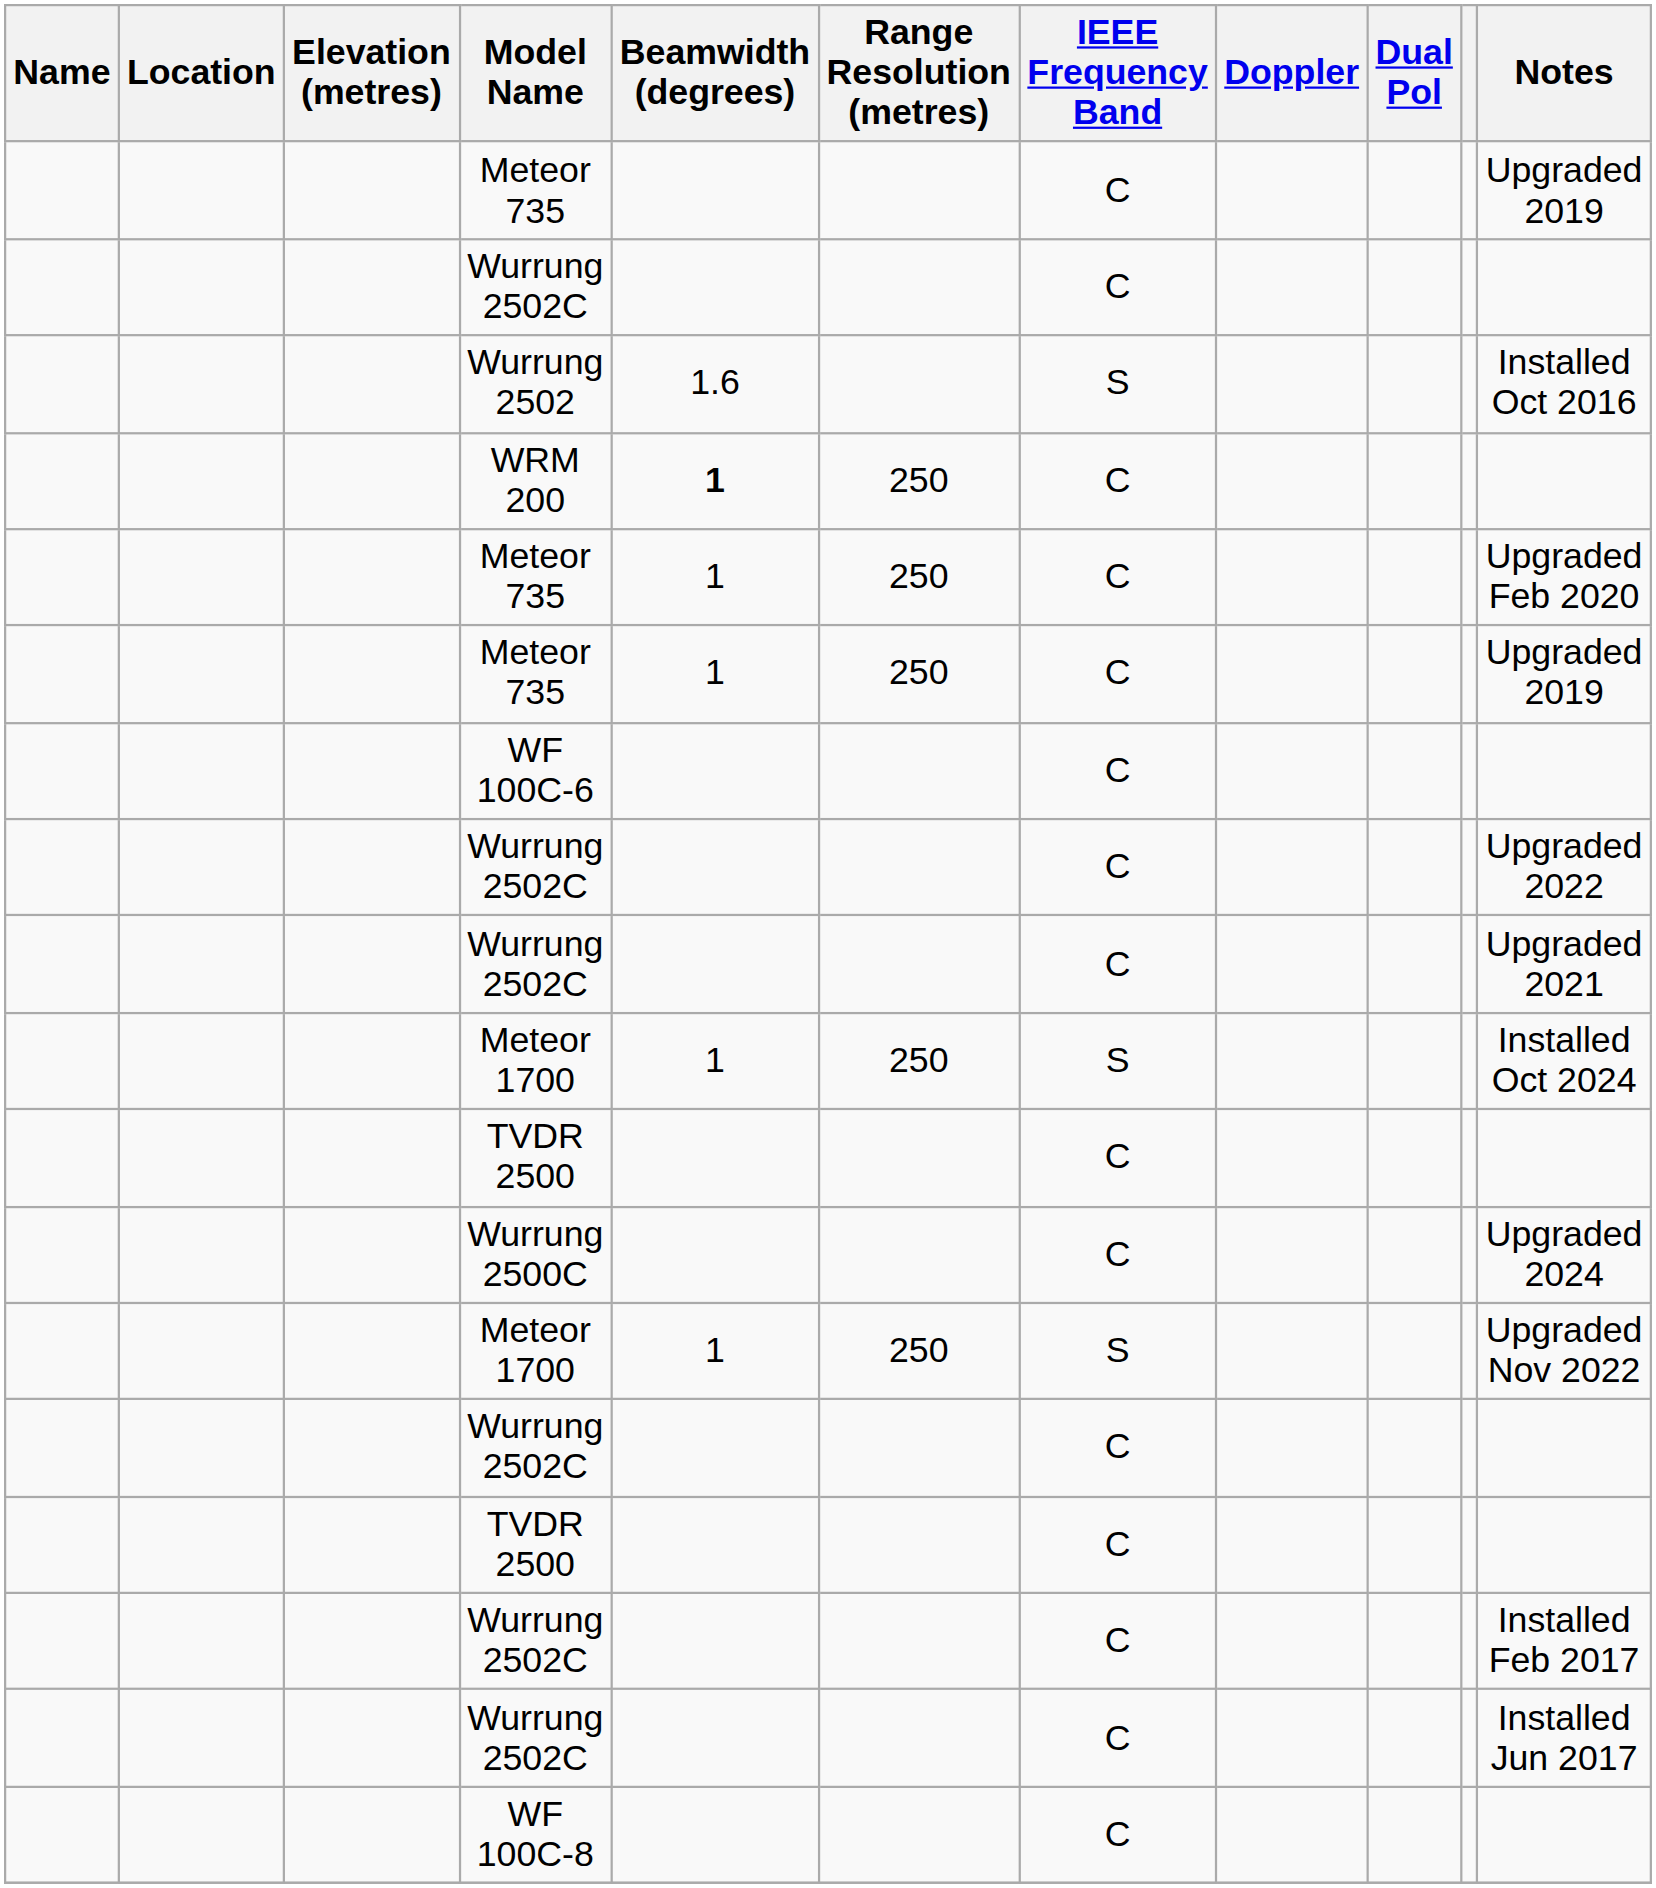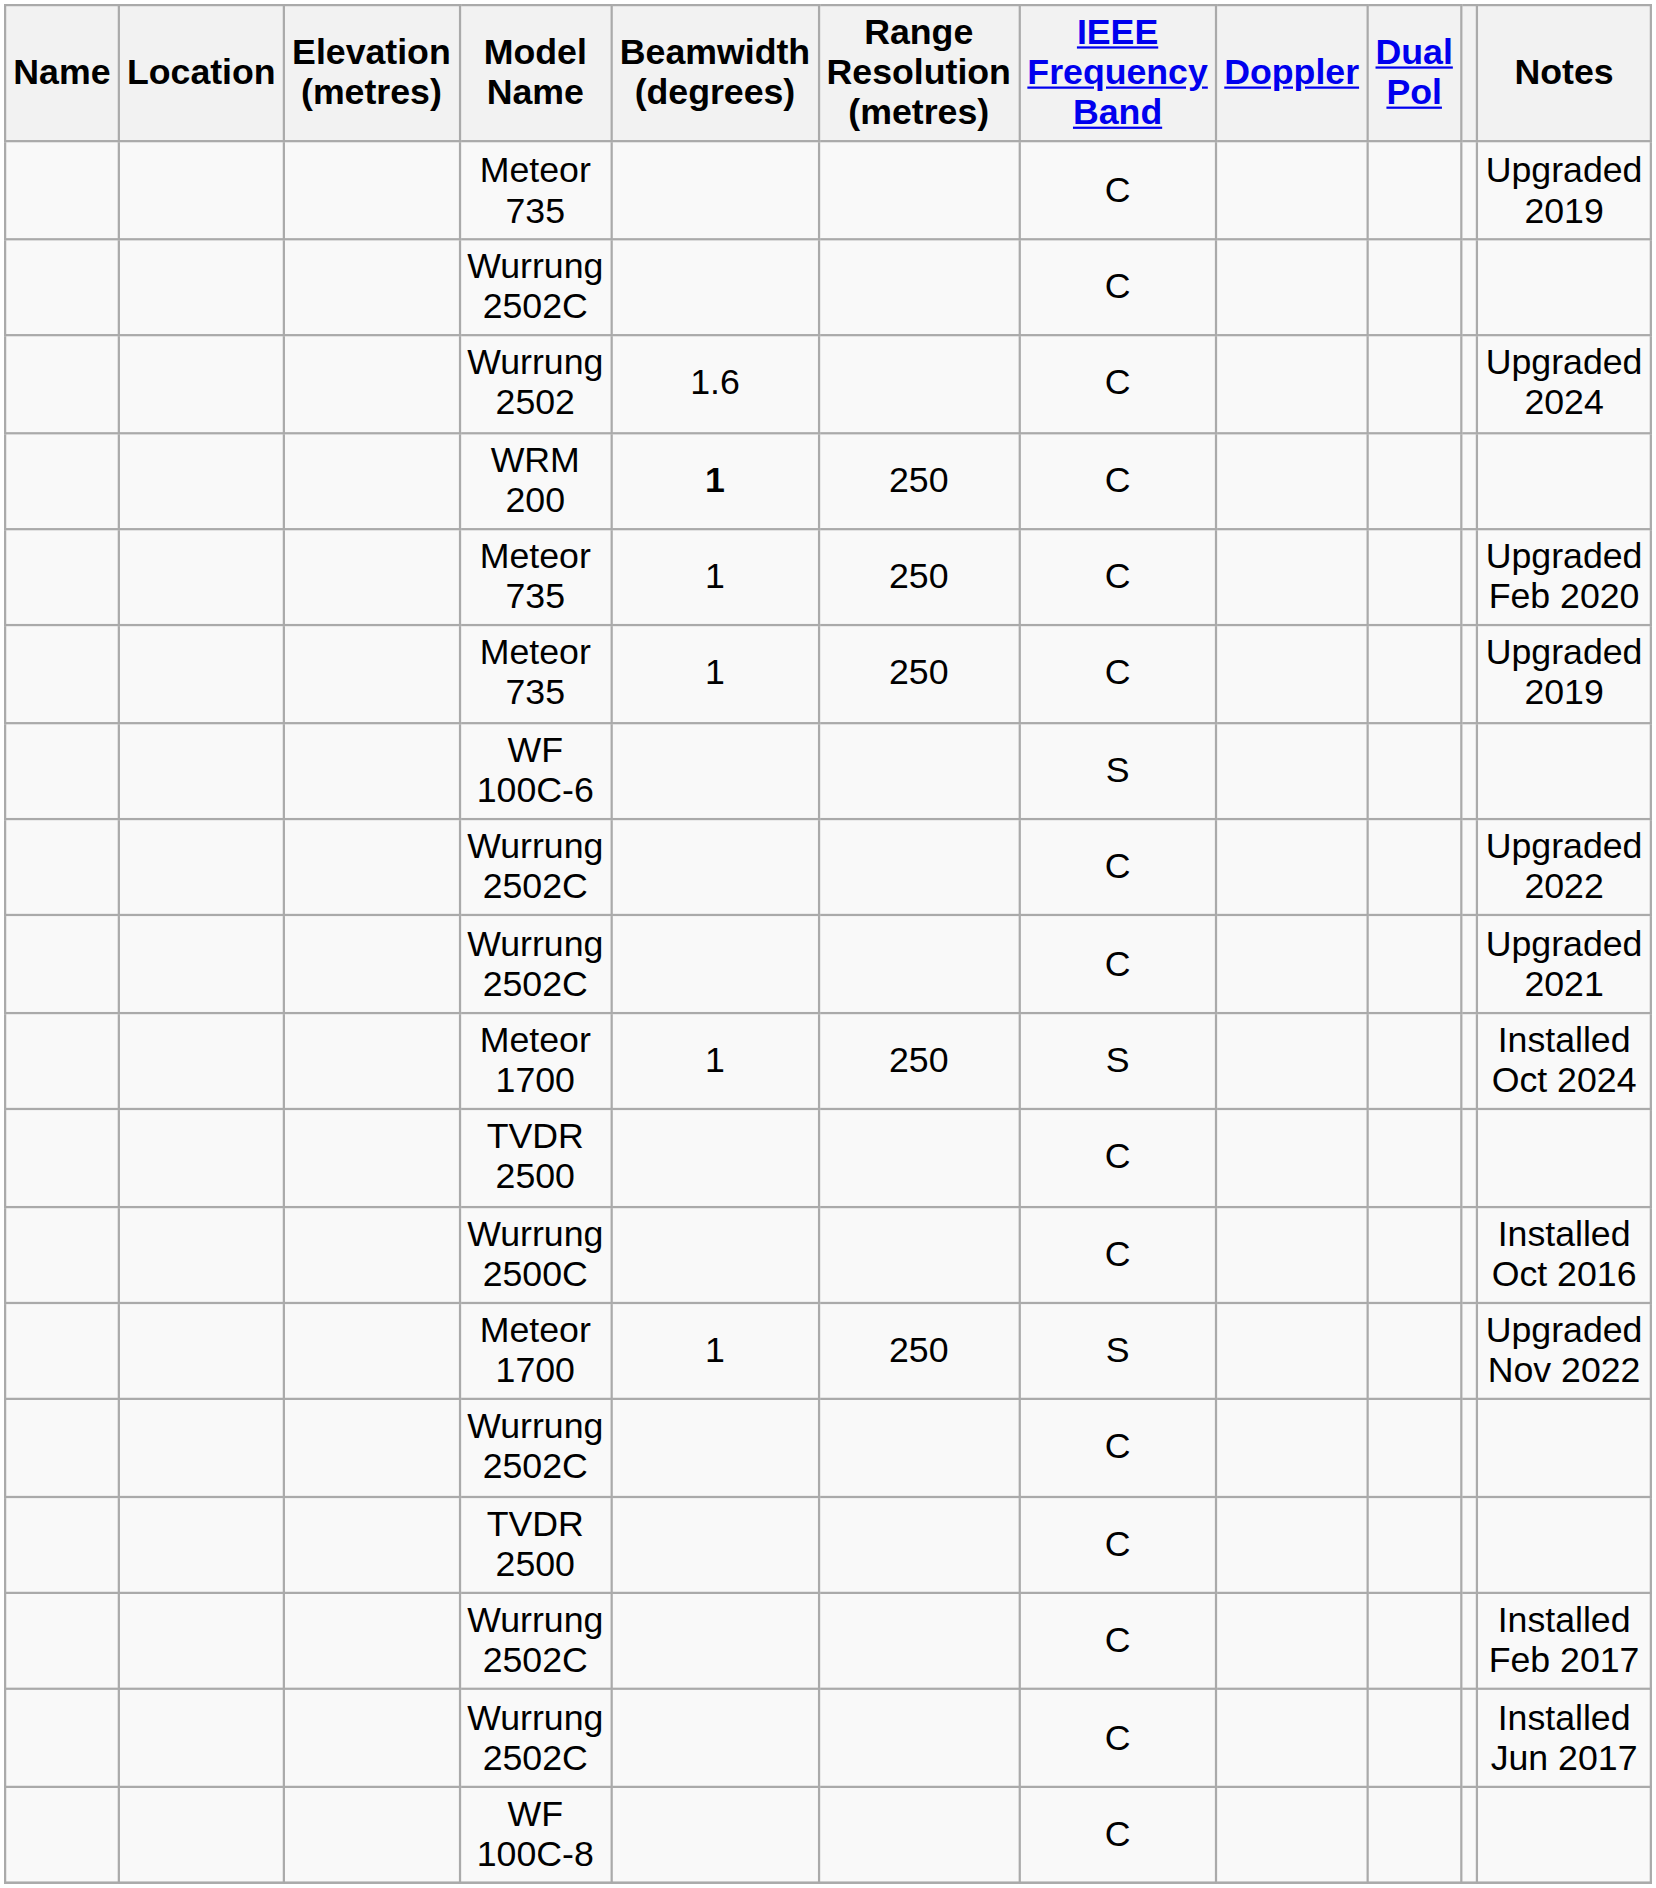(1118, 383) S -> (1118, 383) C
(1564, 383) Installed Oct 2016 -> (1564, 383) Upgraded 2024
(1118, 770) C -> (1118, 770) S
(1564, 1253) Upgraded 2024 -> (1564, 1253) Installed Oct 2016
